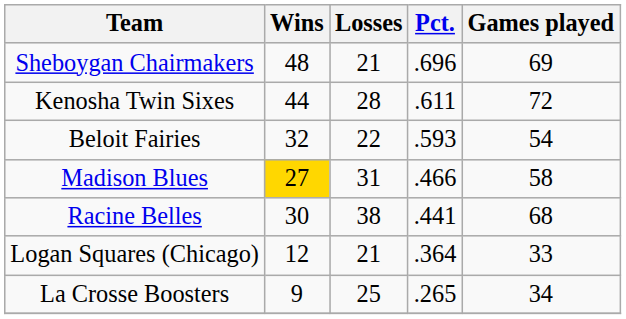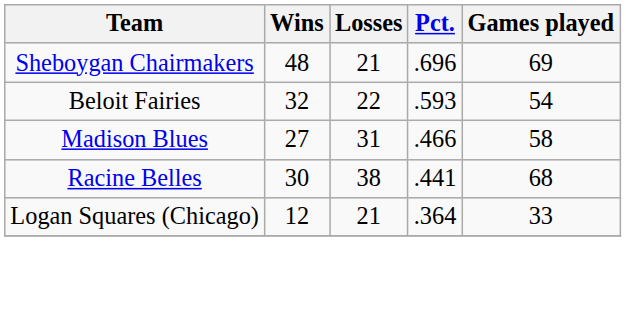- row: (135, 100)
(297, 178) gold background -> (297, 139) no background
- row: (135, 293)
